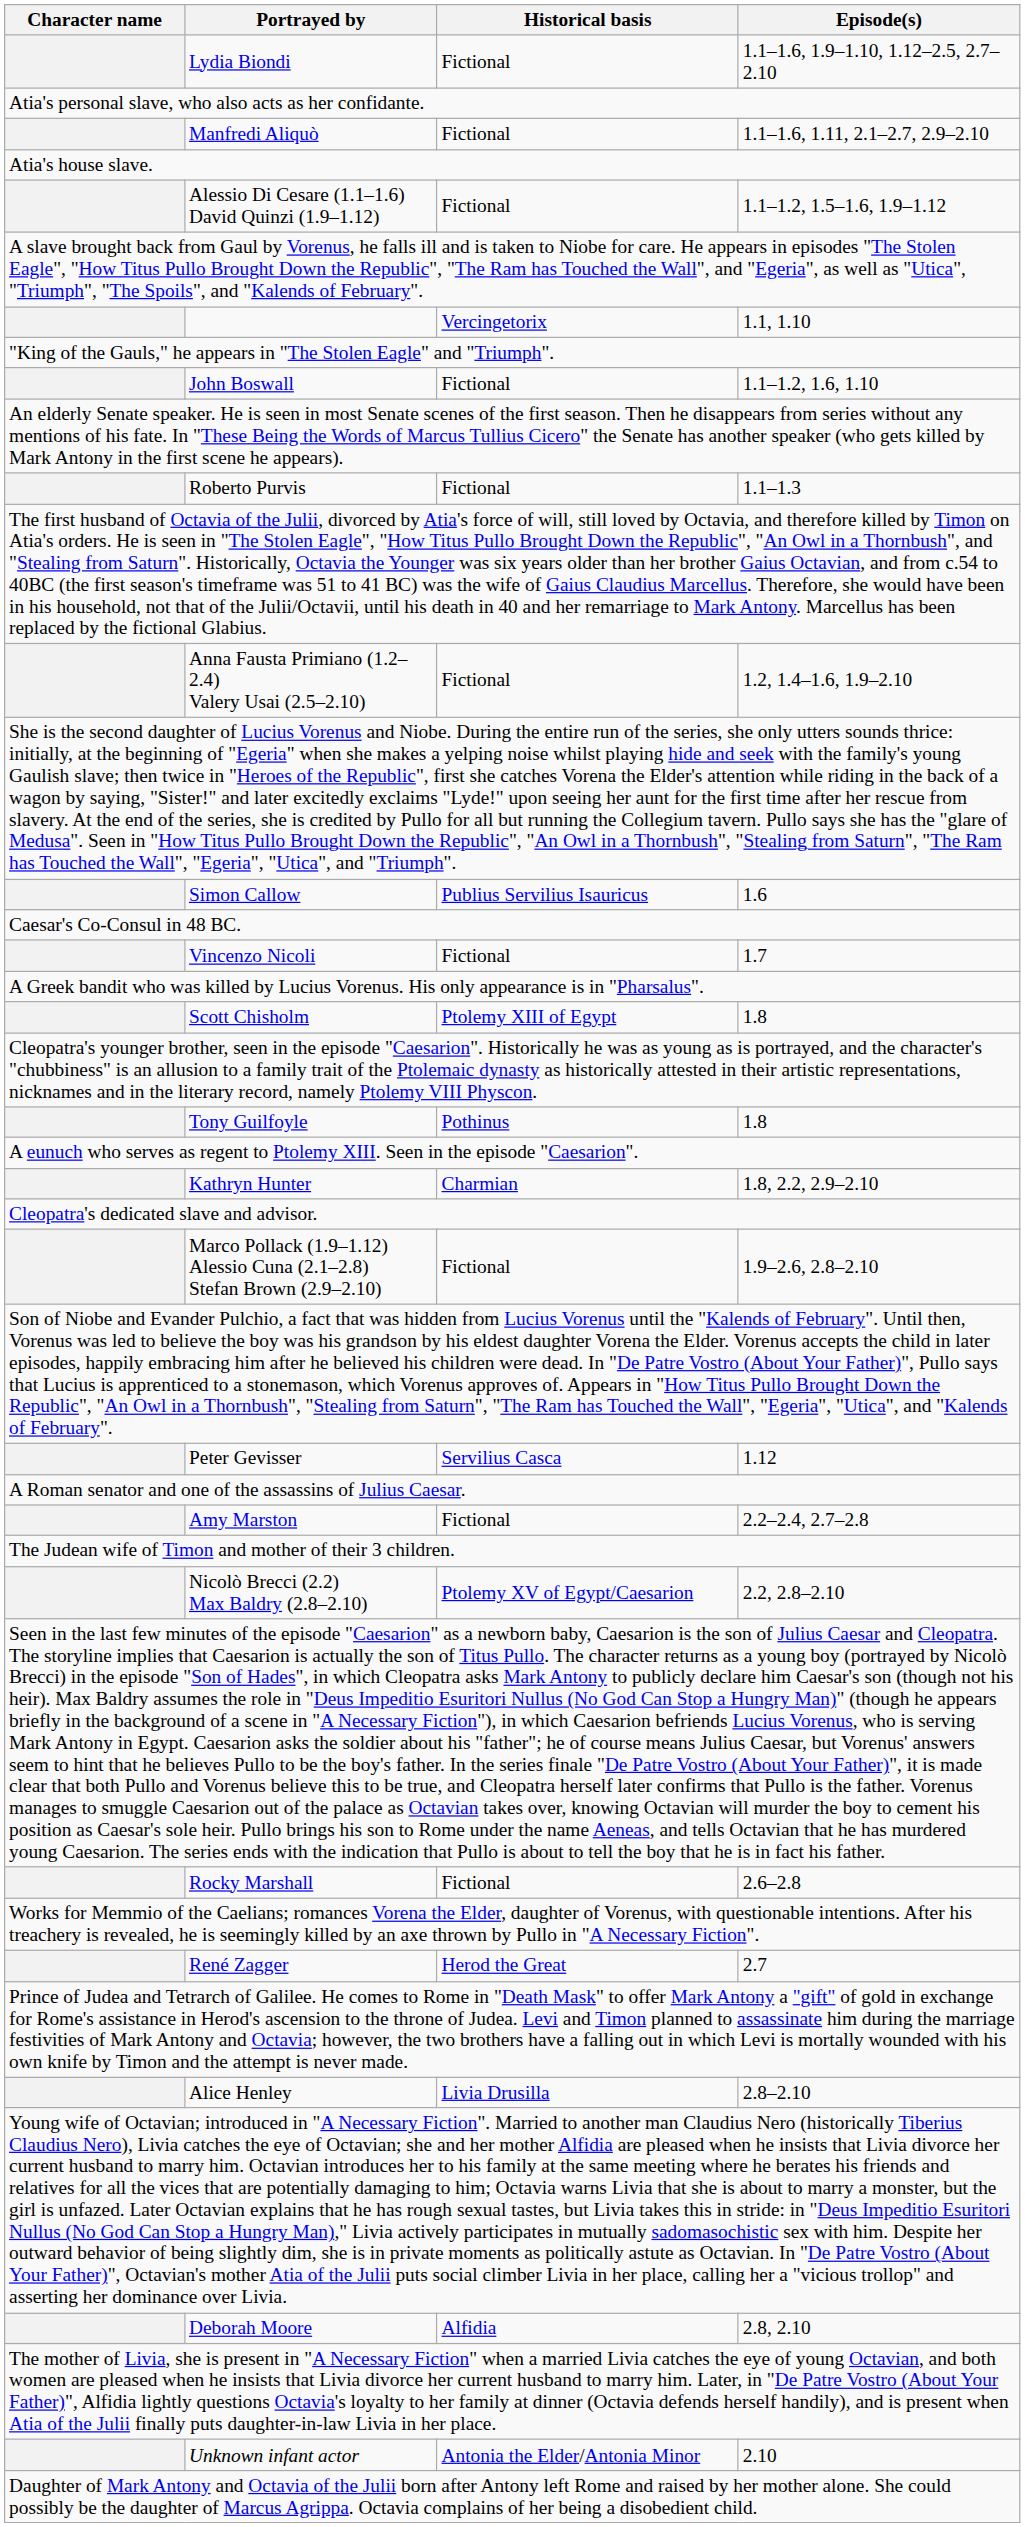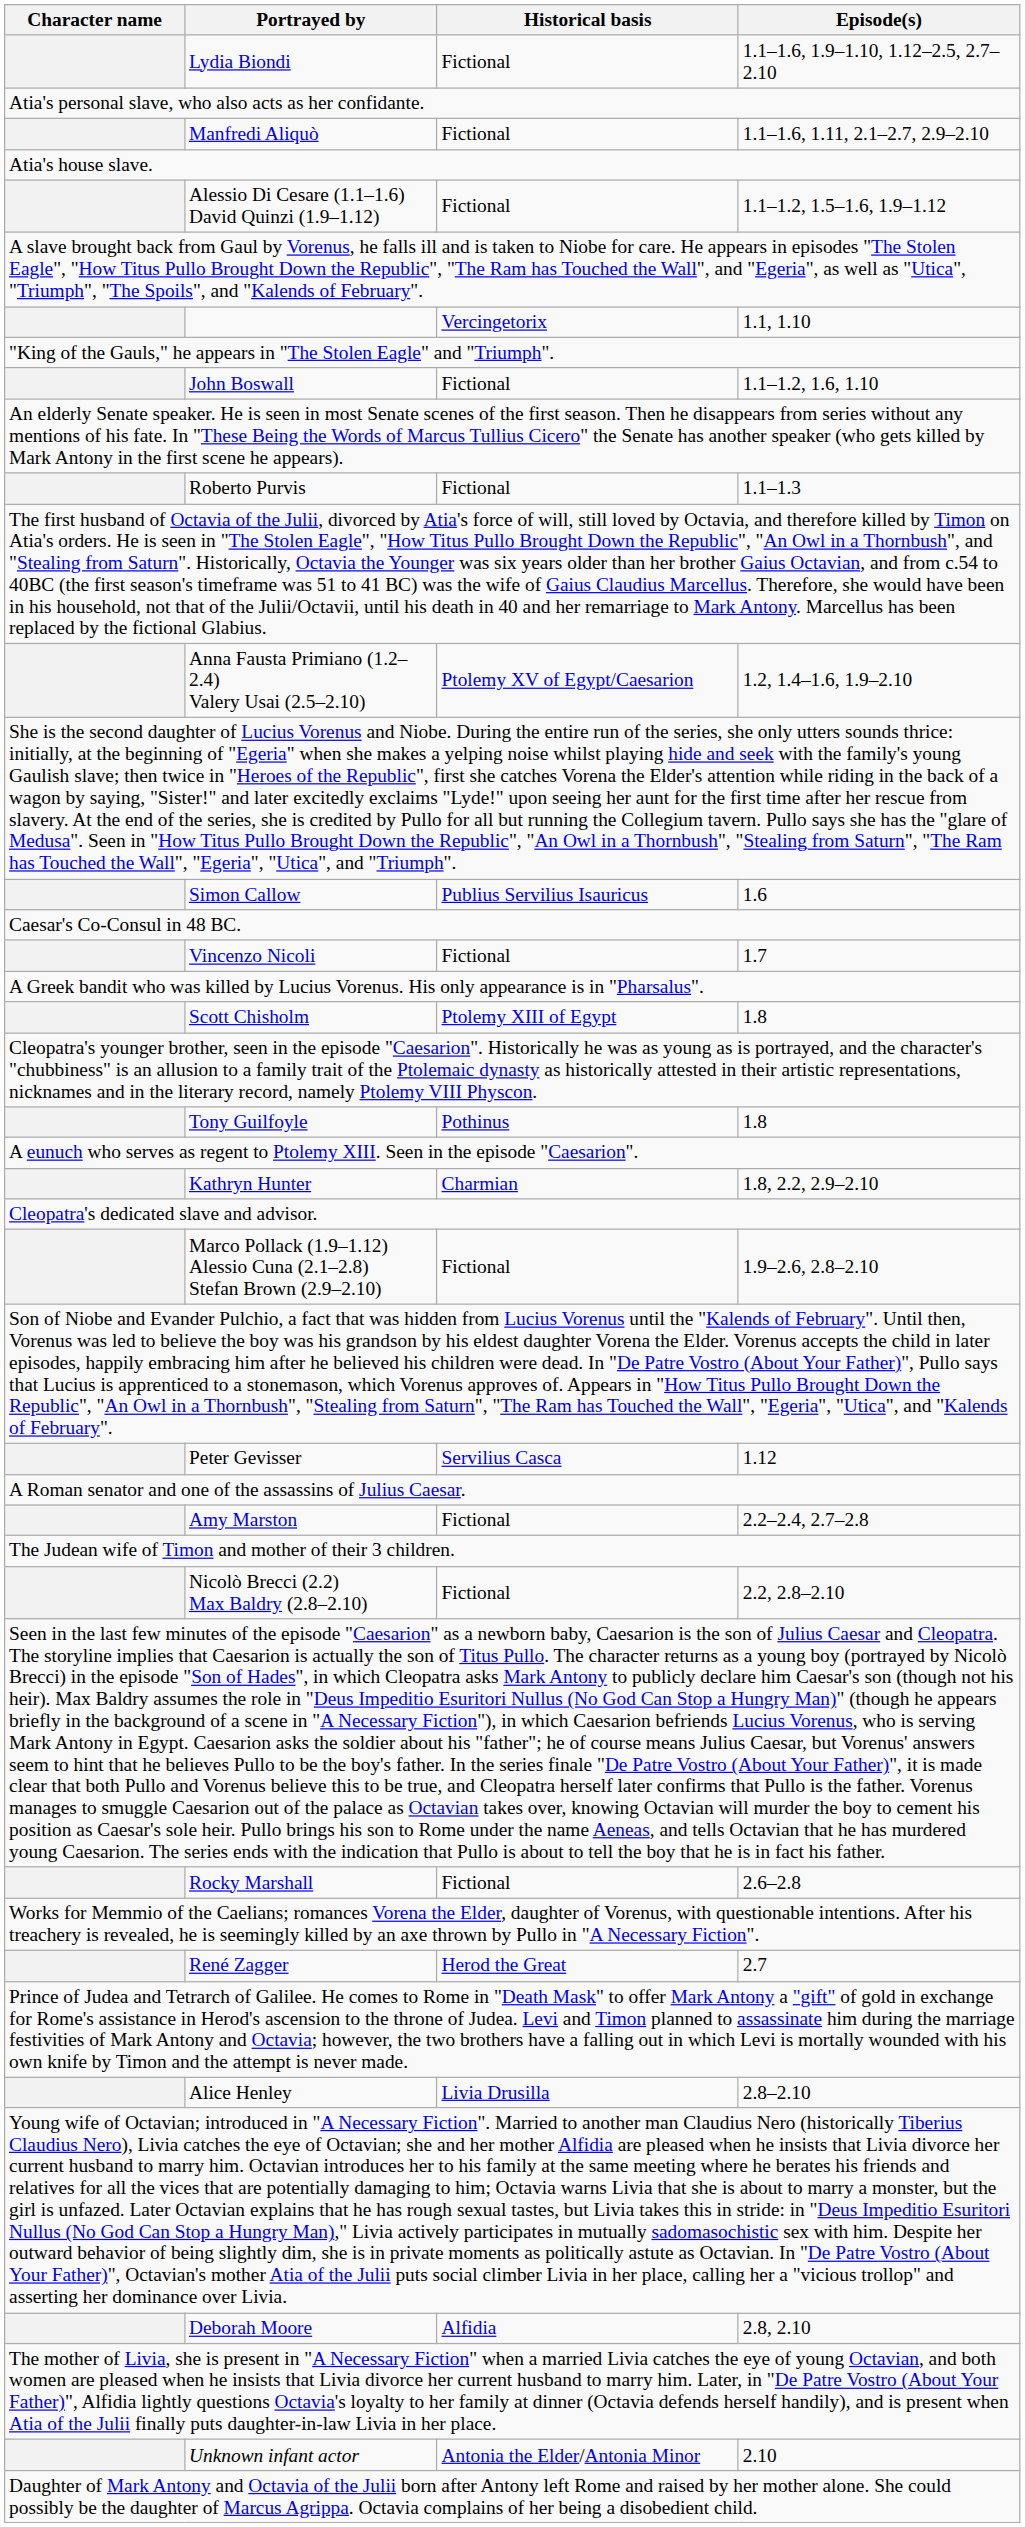(476, 680) Fictional -> (567, 680) Ptolemy XV of Egypt/Caesarion
(567, 1592) Ptolemy XV of Egypt/Caesarion -> (476, 1592) Fictional
